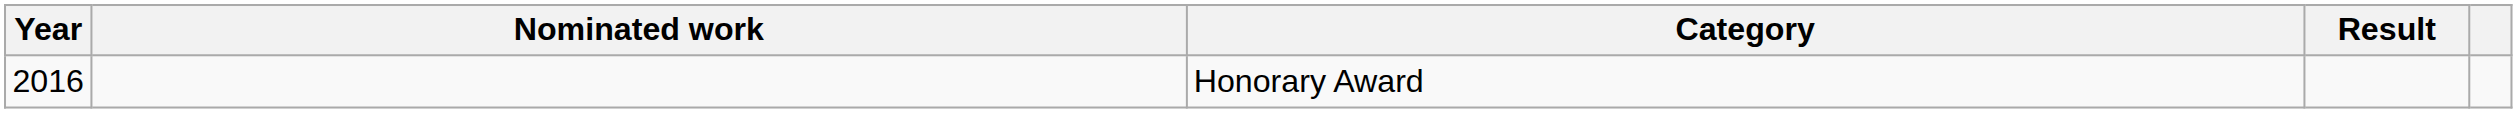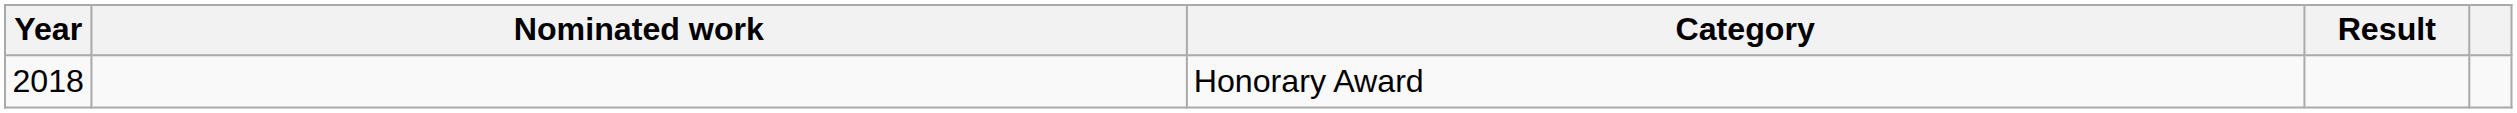(48, 81) 2016 -> (48, 81) 2018
